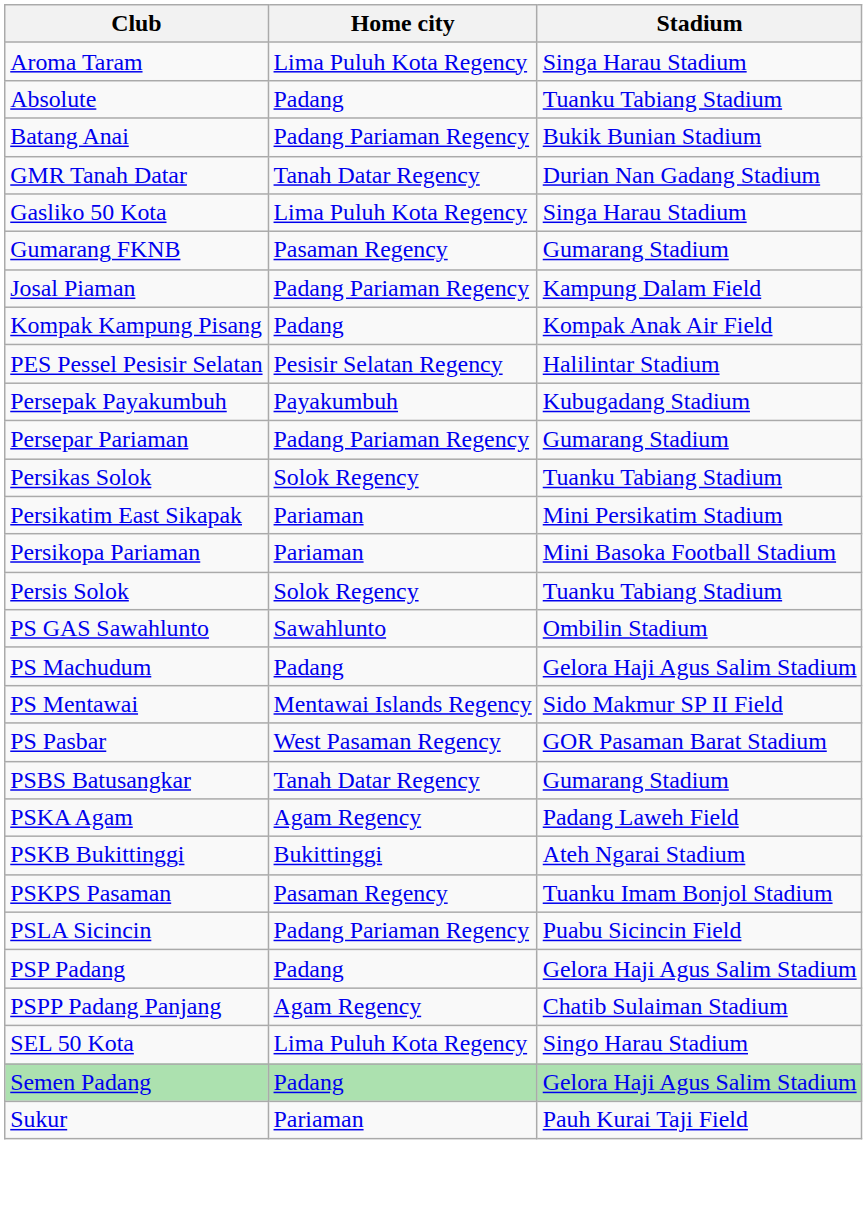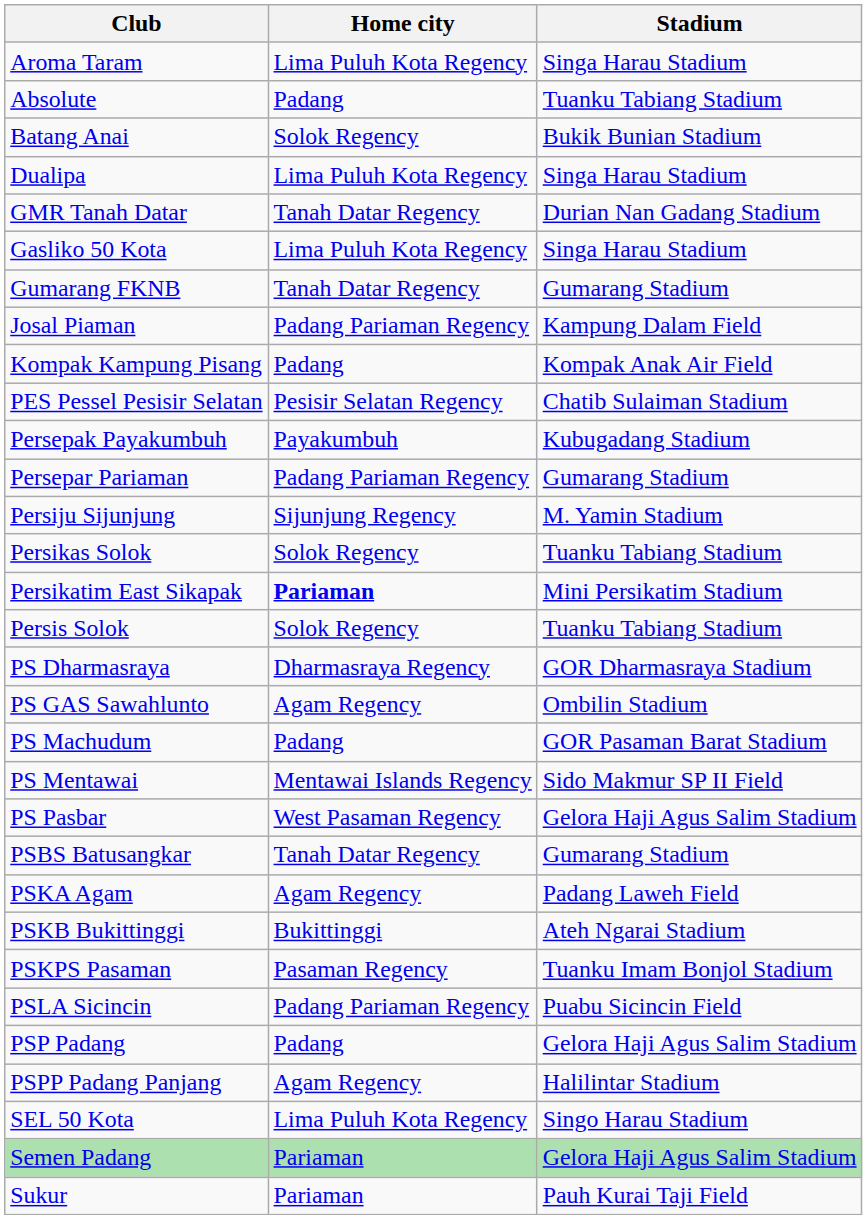(401, 136) Padang Pariaman Regency -> (346, 136) Solok Regency
+ row: (48, 174)
(361, 250) Pasaman Regency -> (377, 288) Tanah Datar Regency
(631, 363) Halilintar Stadium -> (665, 401) Chatib Sulaiman Stadium
+ row: (93, 514)
(319, 514) normal -> (324, 590) bold
- row: (105, 552)
+ row: (90, 666)
(330, 628) Sawahlunto -> (347, 703) Agam Regency
(700, 666) Gelora Haji Agus Salim Stadium -> (685, 741) GOR Pasaman Barat Stadium
(685, 741) GOR Pasaman Barat Stadium -> (700, 817) Gelora Haji Agus Salim Stadium
(665, 1006) Chatib Sulaiman Stadium -> (631, 1082) Halilintar Stadium
(309, 1082) Padang -> (319, 1157) Pariaman
